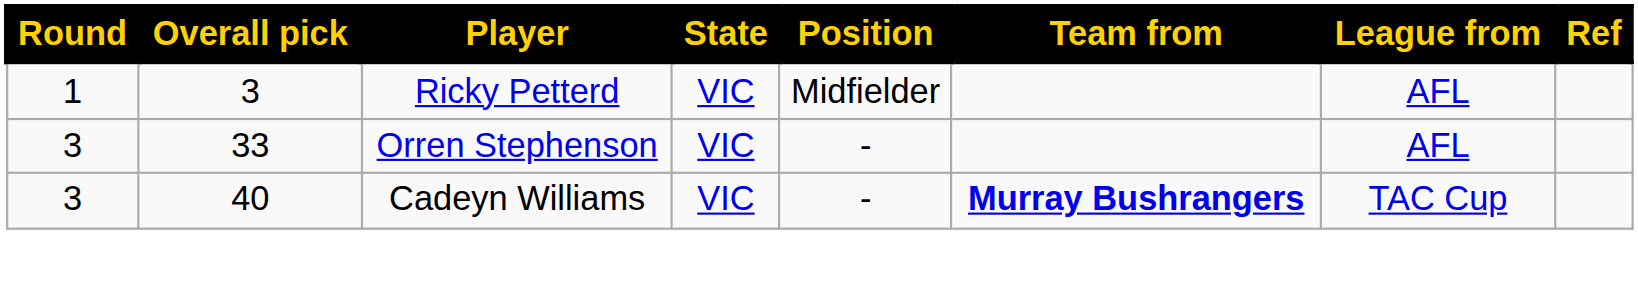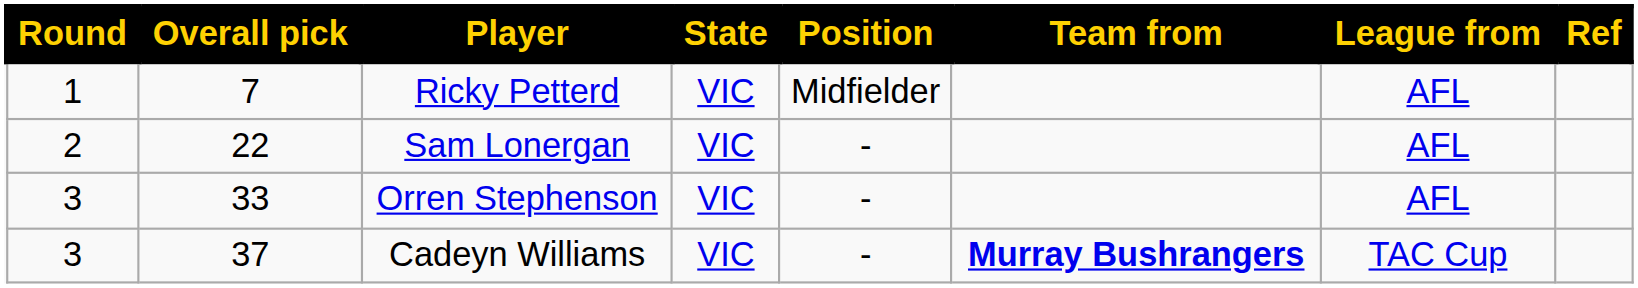(250, 90) 3 -> (250, 90) 7
+ row: (517, 145)
(250, 199) 40 -> (250, 254) 37
